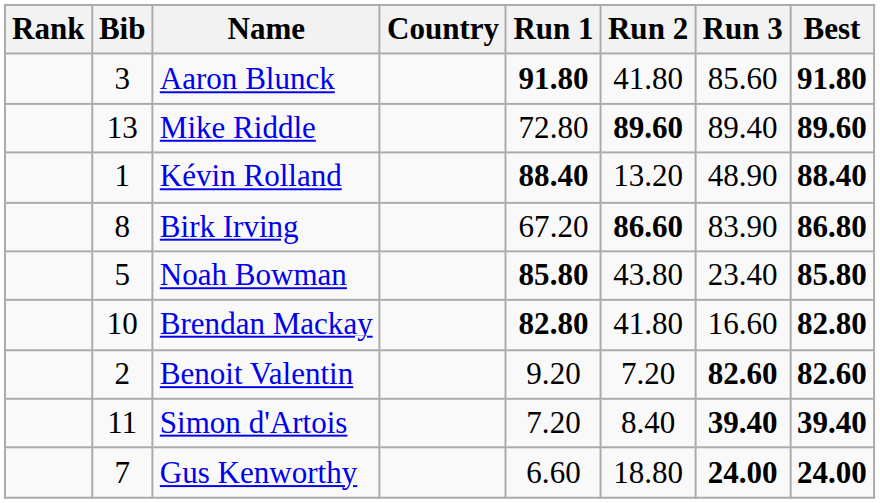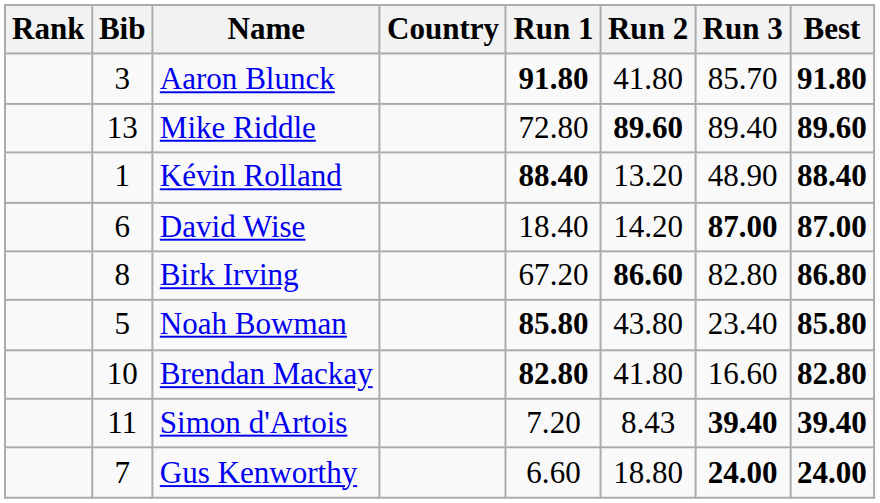(743, 78) 85.60 -> (743, 78) 85.70
+ row: (233, 226)
(743, 226) 83.90 -> (743, 275) 82.80
- row: (257, 373)
(648, 422) 8.40 -> (648, 422) 8.43
